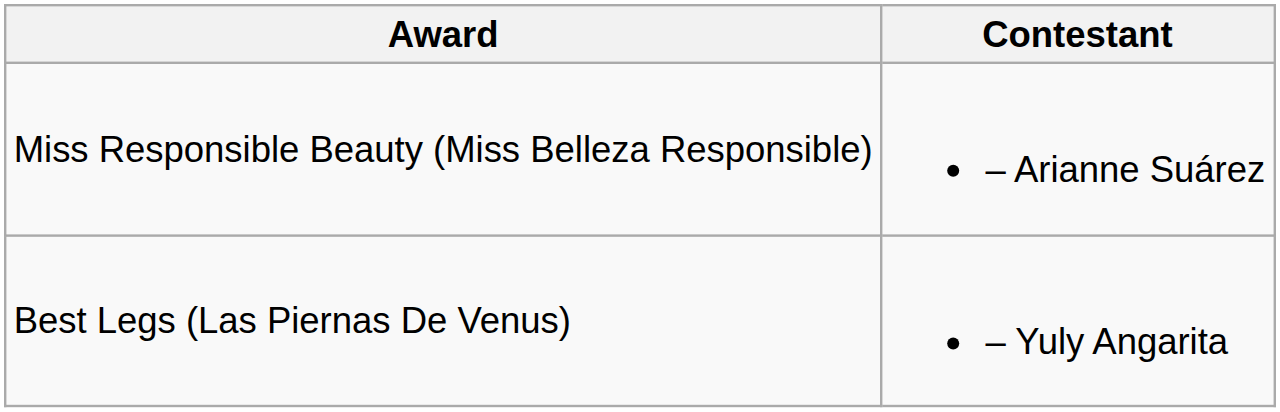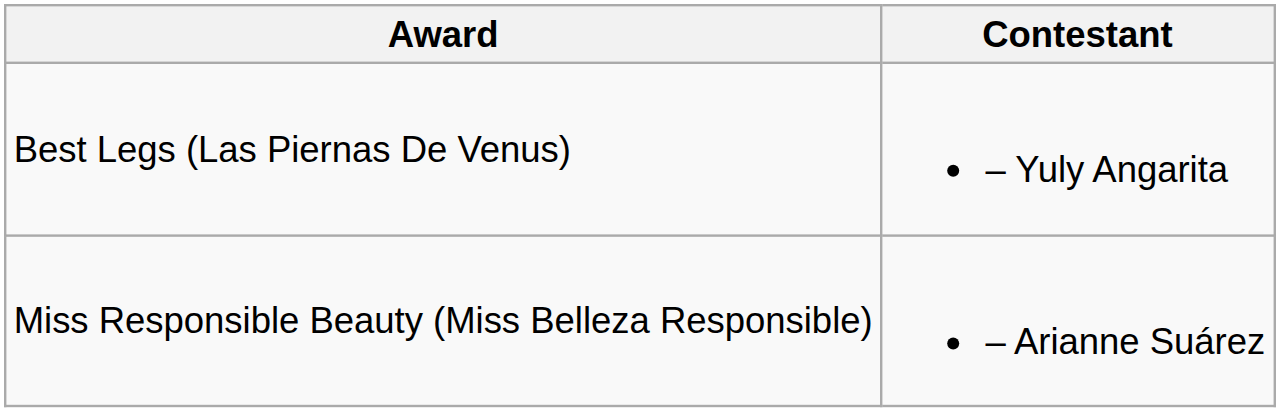rows swapped: (292, 320) <-> (443, 149)
